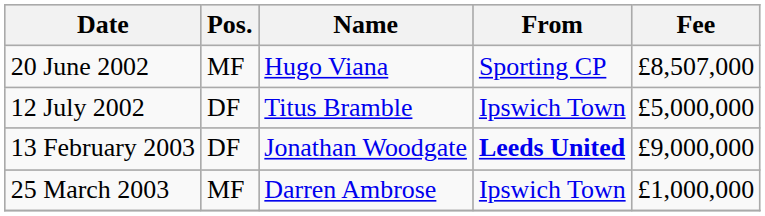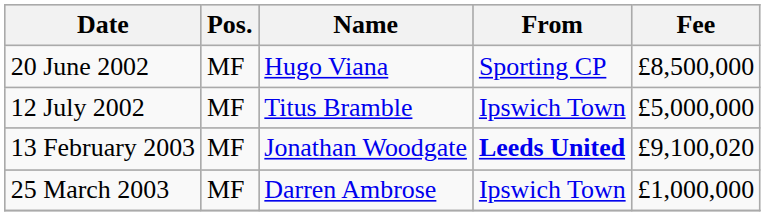(696, 66) £8,507,000 -> (696, 66) £8,500,000
(224, 107) DF -> (226, 107) MF
(224, 148) DF -> (226, 148) MF
(696, 148) £9,000,000 -> (696, 148) £9,100,020
